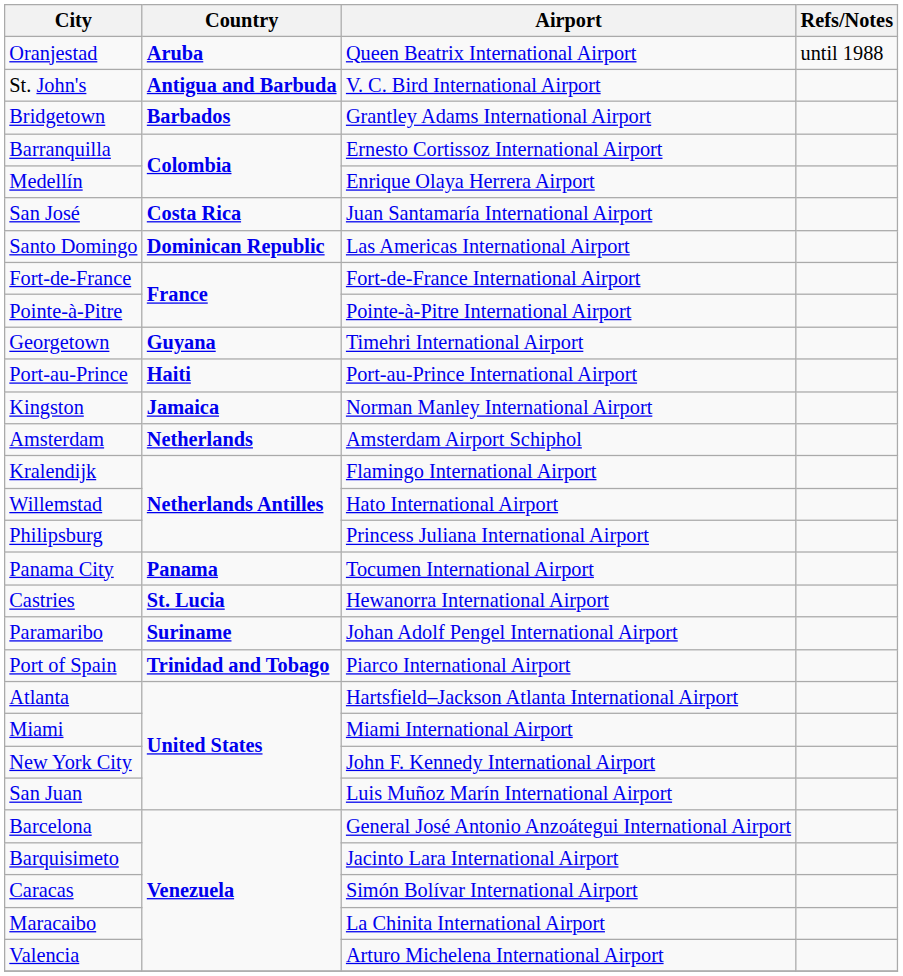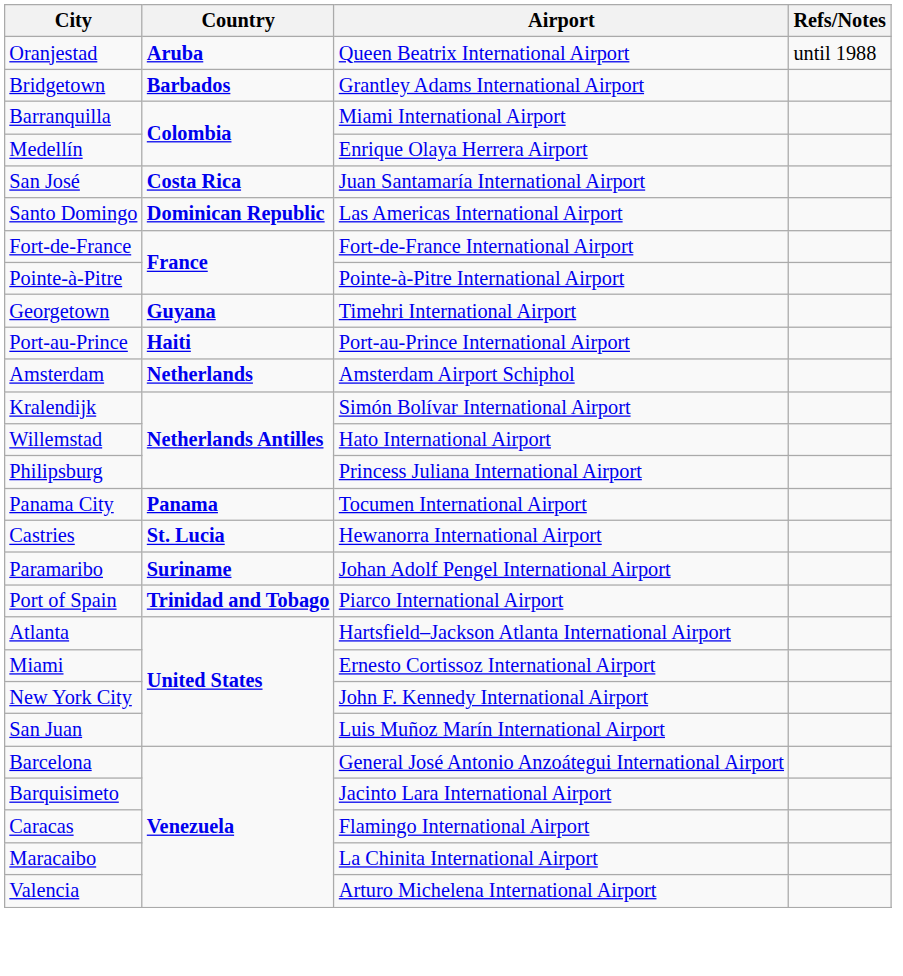- row: (48, 85)
(504, 149) Ernesto Cortissoz International Airport -> (452, 117) Miami International Airport
- row: (47, 407)
(471, 471) Flamingo International Airport -> (485, 407) Simón Bolívar International Airport
(459, 729) Miami International Airport -> (497, 665) Ernesto Cortissoz International Airport
(492, 890) Simón Bolívar International Airport -> (464, 826) Flamingo International Airport
